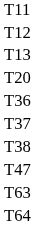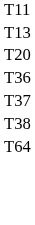- row: (18, 32)
- row: (18, 169)
- row: (18, 192)
